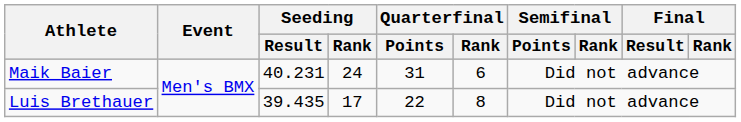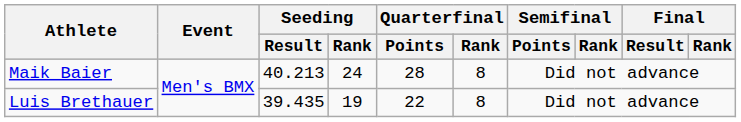(294, 73) 40.231 -> (294, 73) 40.213
(415, 73) 31 -> (415, 73) 28
(481, 73) 6 -> (481, 73) 8
(352, 102) 17 -> (352, 102) 19
